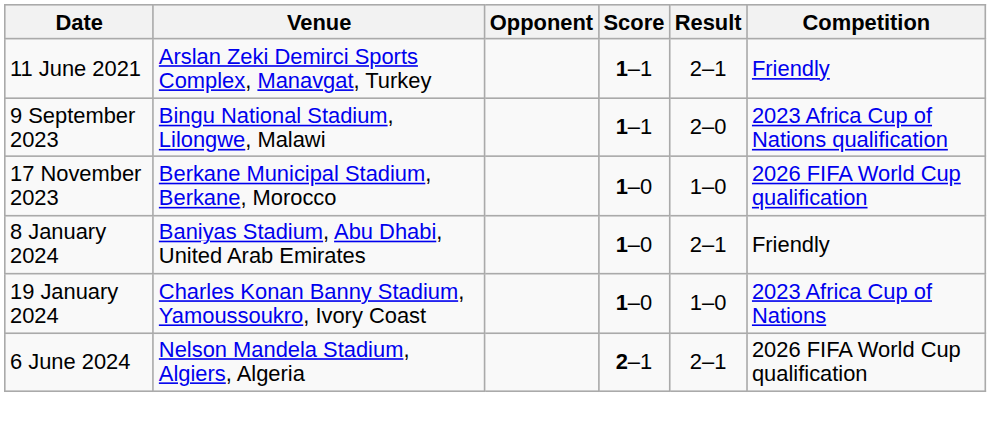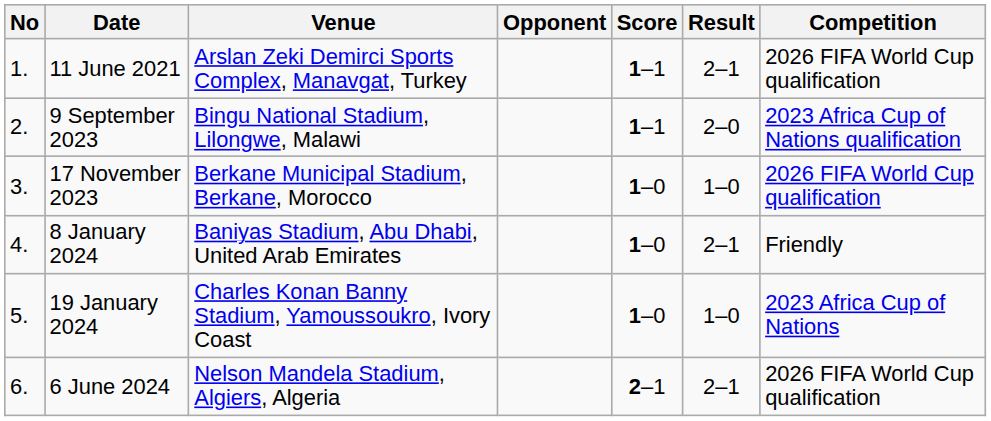+ column: (25, 22)
(791, 68) Friendly -> (870, 68) 2026 FIFA World Cup qualification
